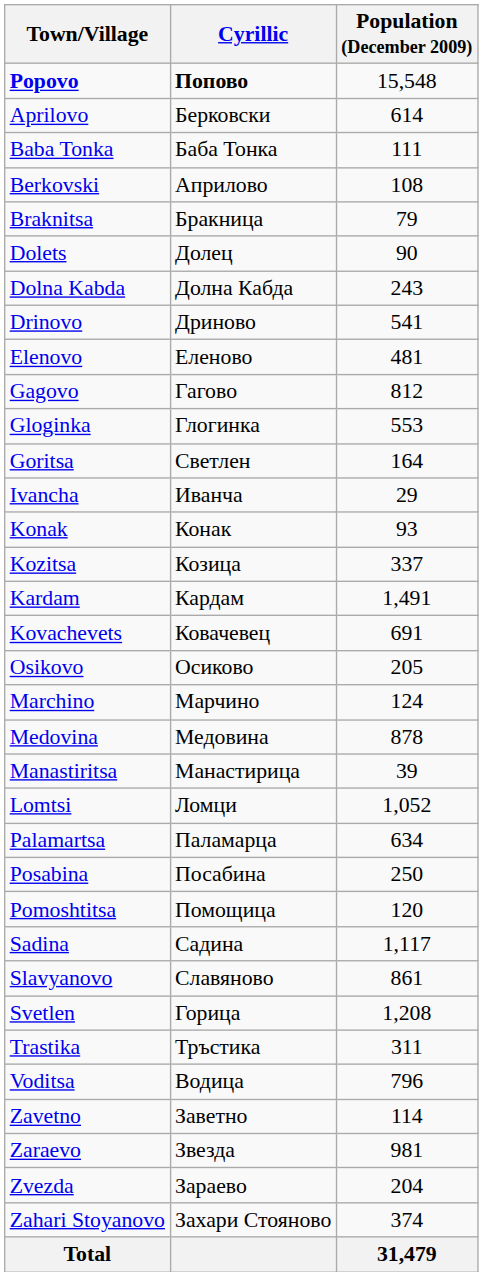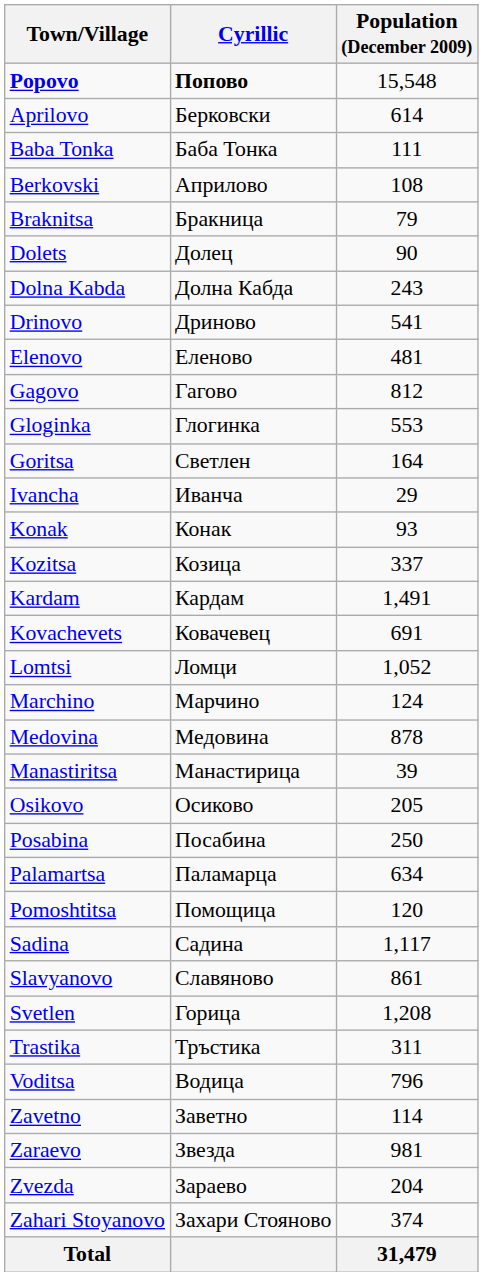rows swapped: (41, 805) <-> (47, 667)
rows swapped: (57, 839) <-> (49, 874)
